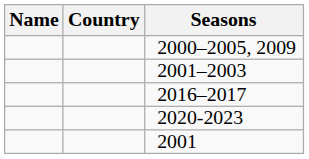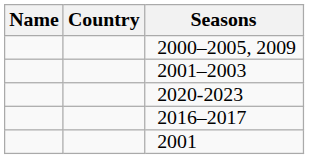rows swapped: (200, 118) <-> (202, 94)
